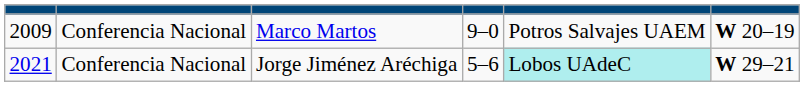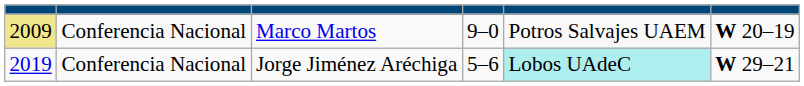(31, 30) no background -> (31, 30) khaki background
(31, 64) 2021 -> (31, 64) 2019
